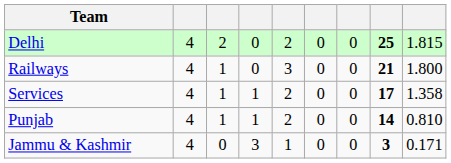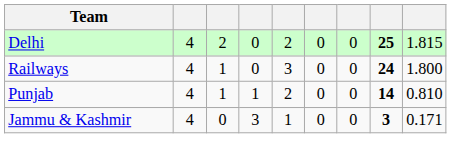(386, 68) 21 -> (386, 68) 24
- row: (36, 94)
